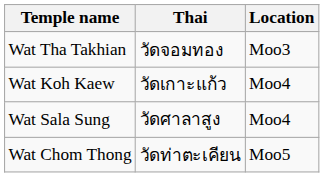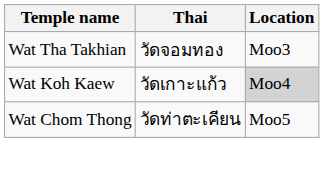(270, 84) no background -> (270, 84) lightgrey background
- row: (59, 119)
